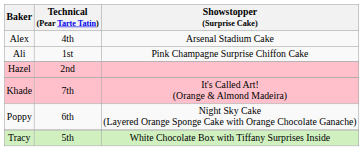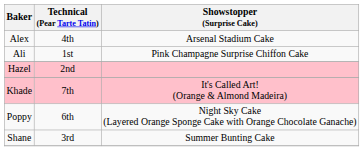+ row: (19, 138)
- row: (19, 138)
